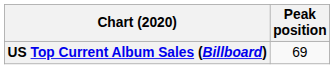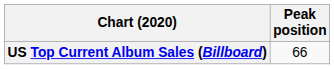(300, 52) 69 -> (300, 52) 66
